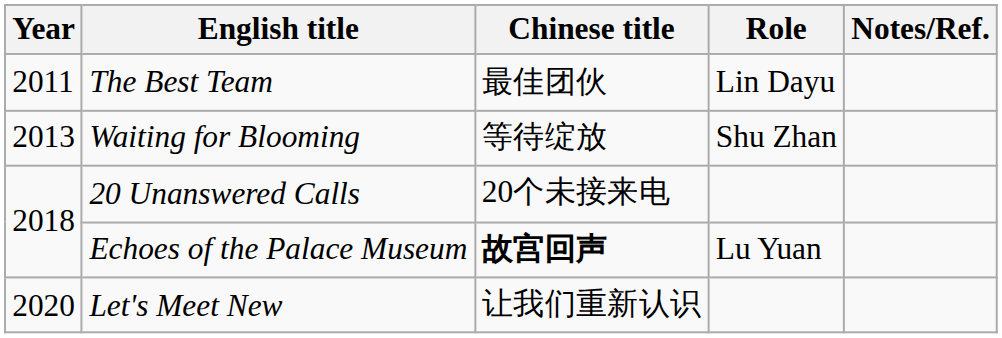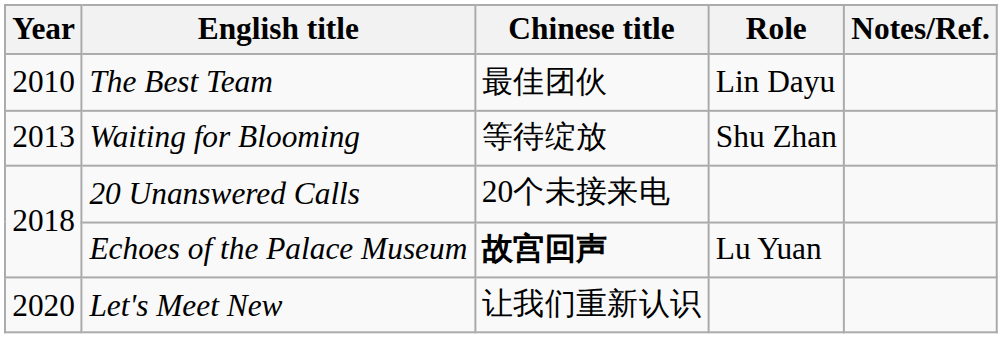(43, 82) 2011 -> (44, 82) 2010
